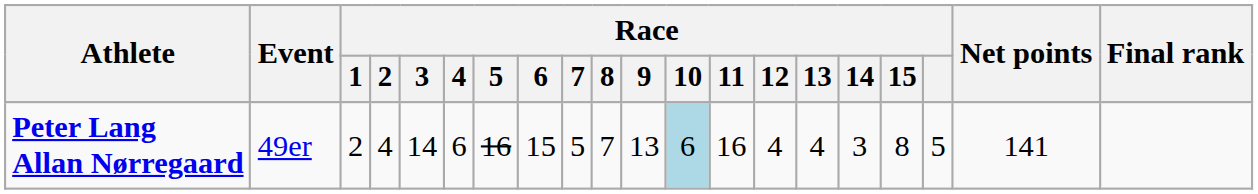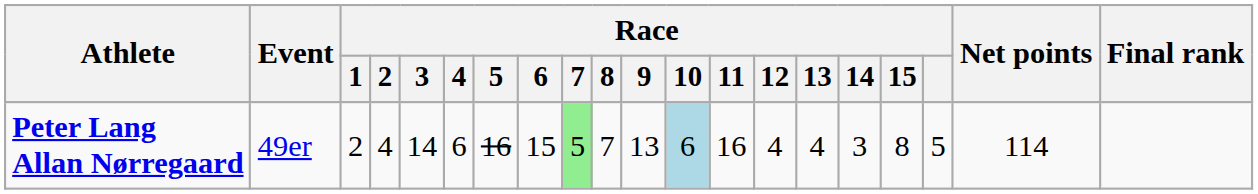(578, 145) no background -> (578, 145) lightgreen background
(1026, 145) 141 -> (1026, 145) 114
